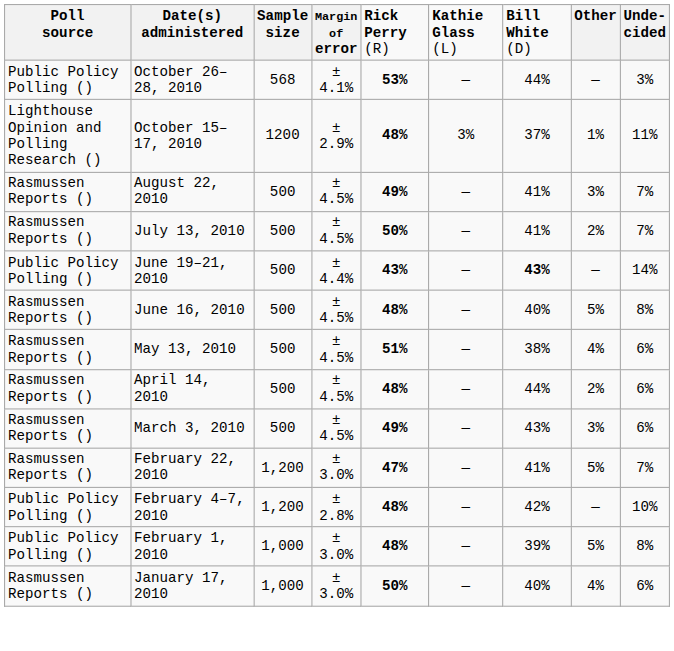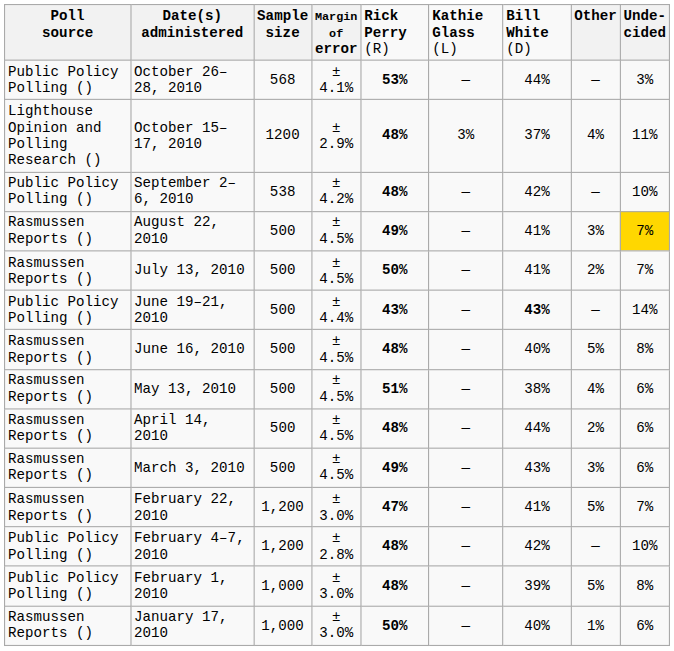(596, 136) 1% -> (596, 136) 4%
+ row: (185, 192)
(645, 192) no background -> (645, 231) gold background
(596, 586) 4% -> (596, 626) 1%
